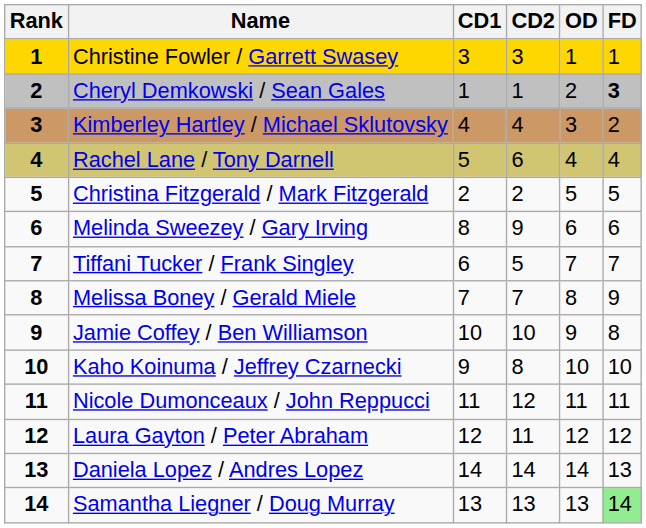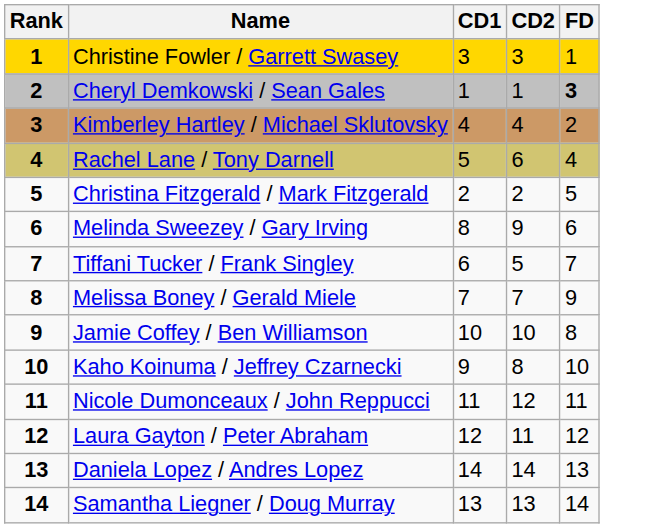- column: (581, 21)
(620, 504) lightgreen background -> (577, 504) no background
